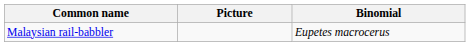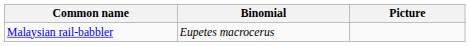columns swapped: (379, 13) <-> (235, 13)
